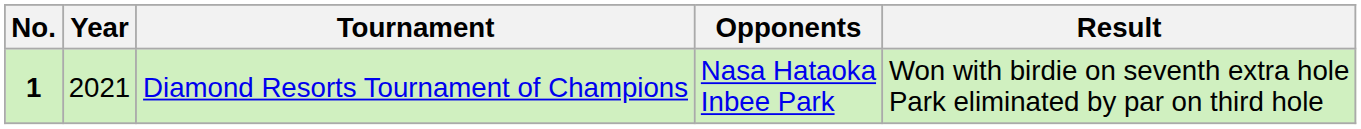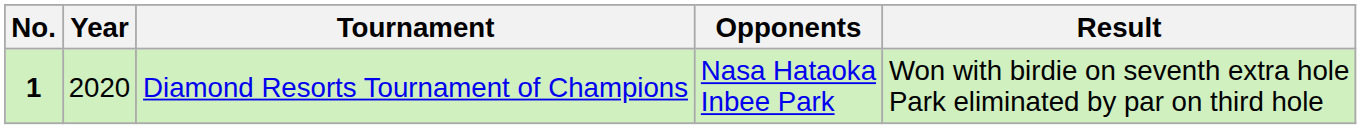(99, 86) 2021 -> (99, 86) 2020
